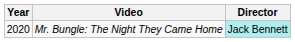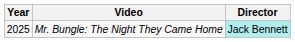(18, 29) 2020 -> (18, 29) 2025
